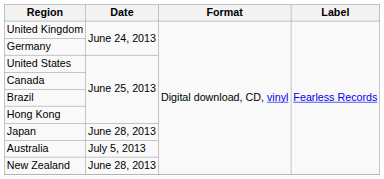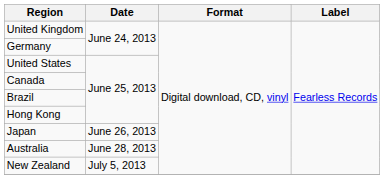(122, 132) June 28, 2013 -> (122, 132) June 26, 2013
(117, 149) July 5, 2013 -> (122, 149) June 28, 2013
(122, 166) June 28, 2013 -> (117, 166) July 5, 2013
